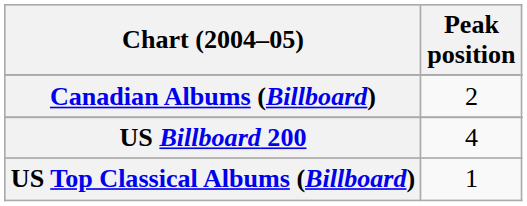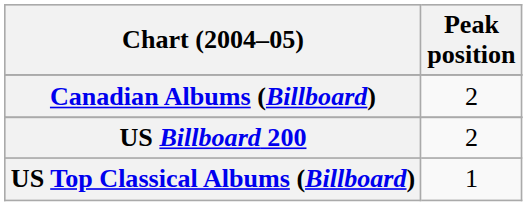(471, 137) 4 -> (471, 137) 2
